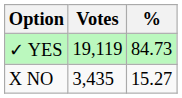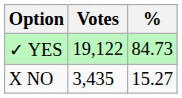(97, 48) 19,119 -> (98, 48) 19,122
